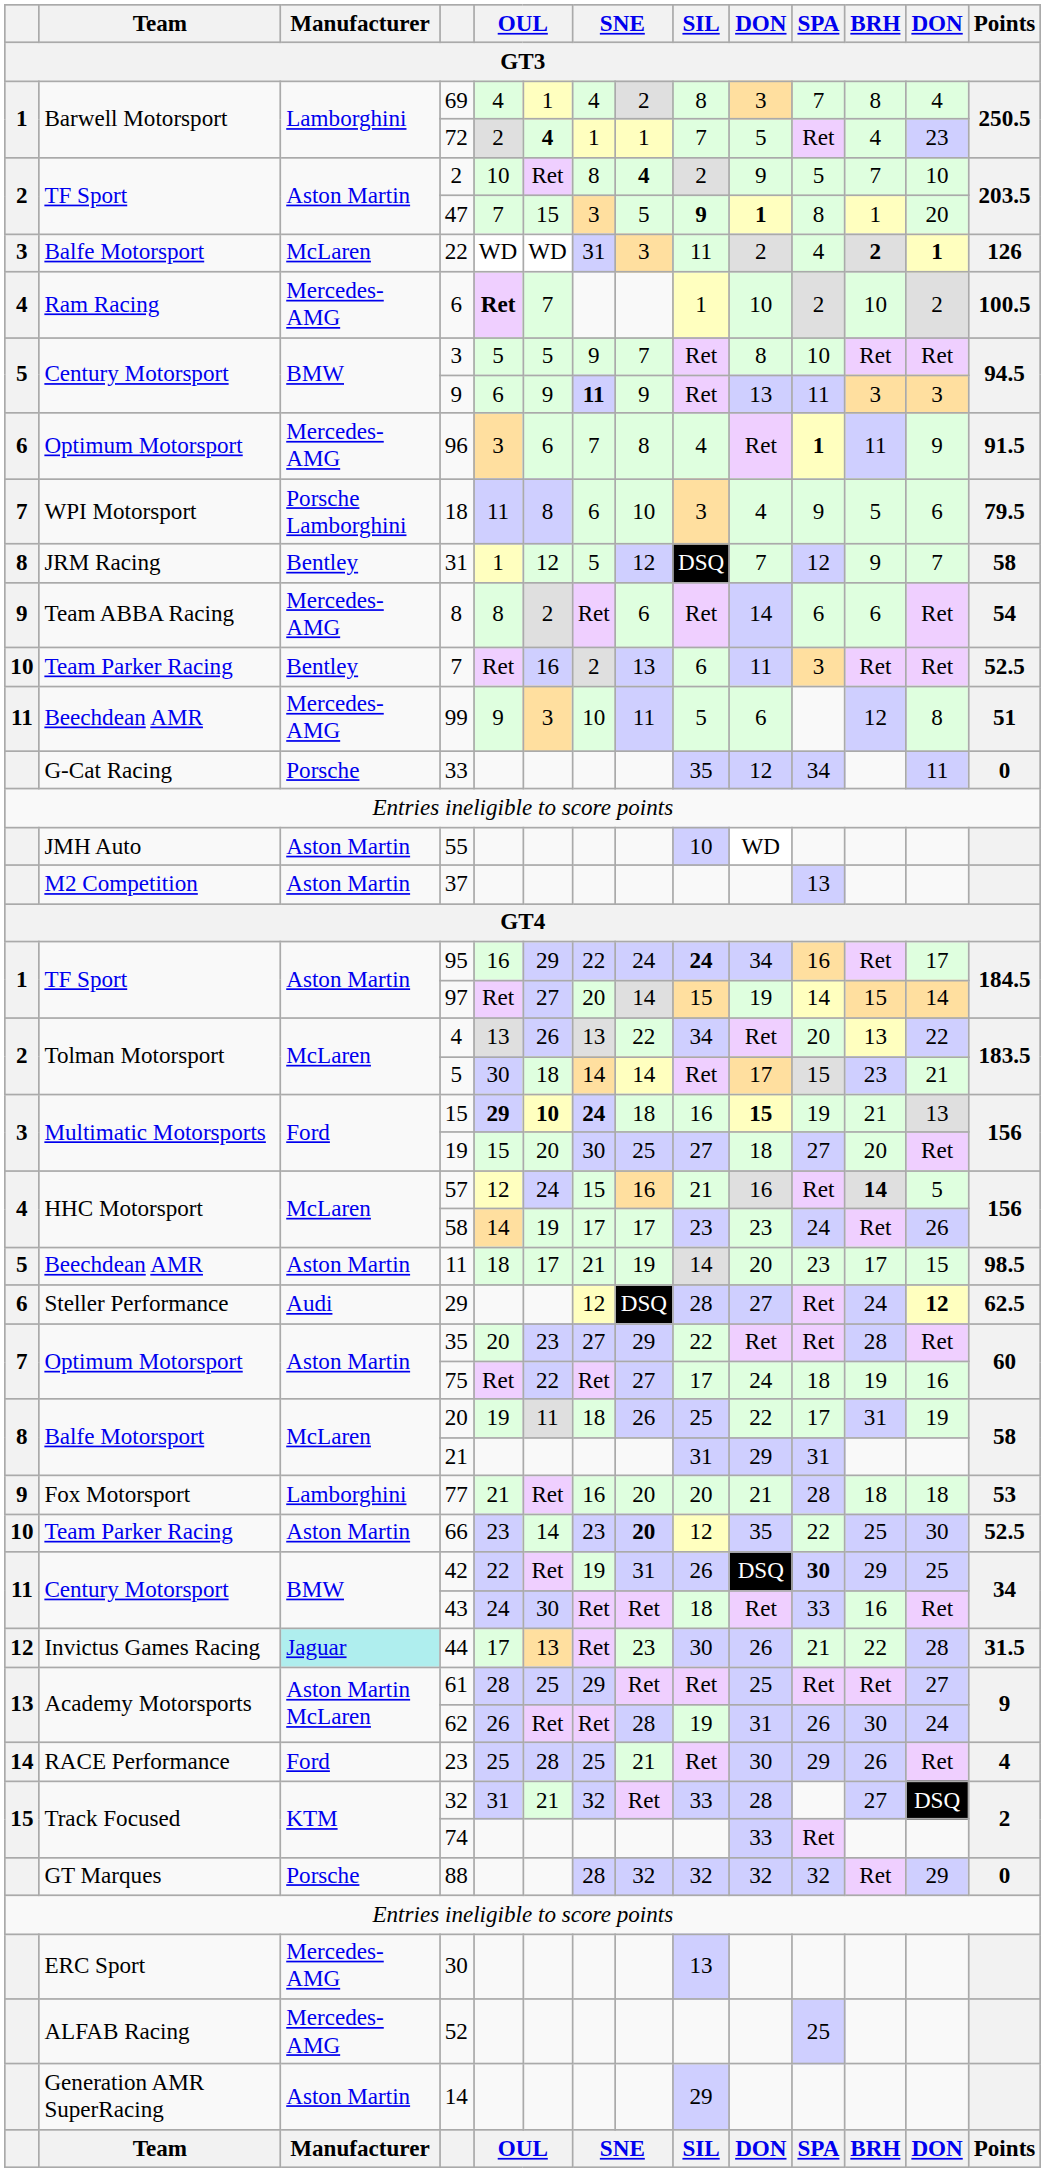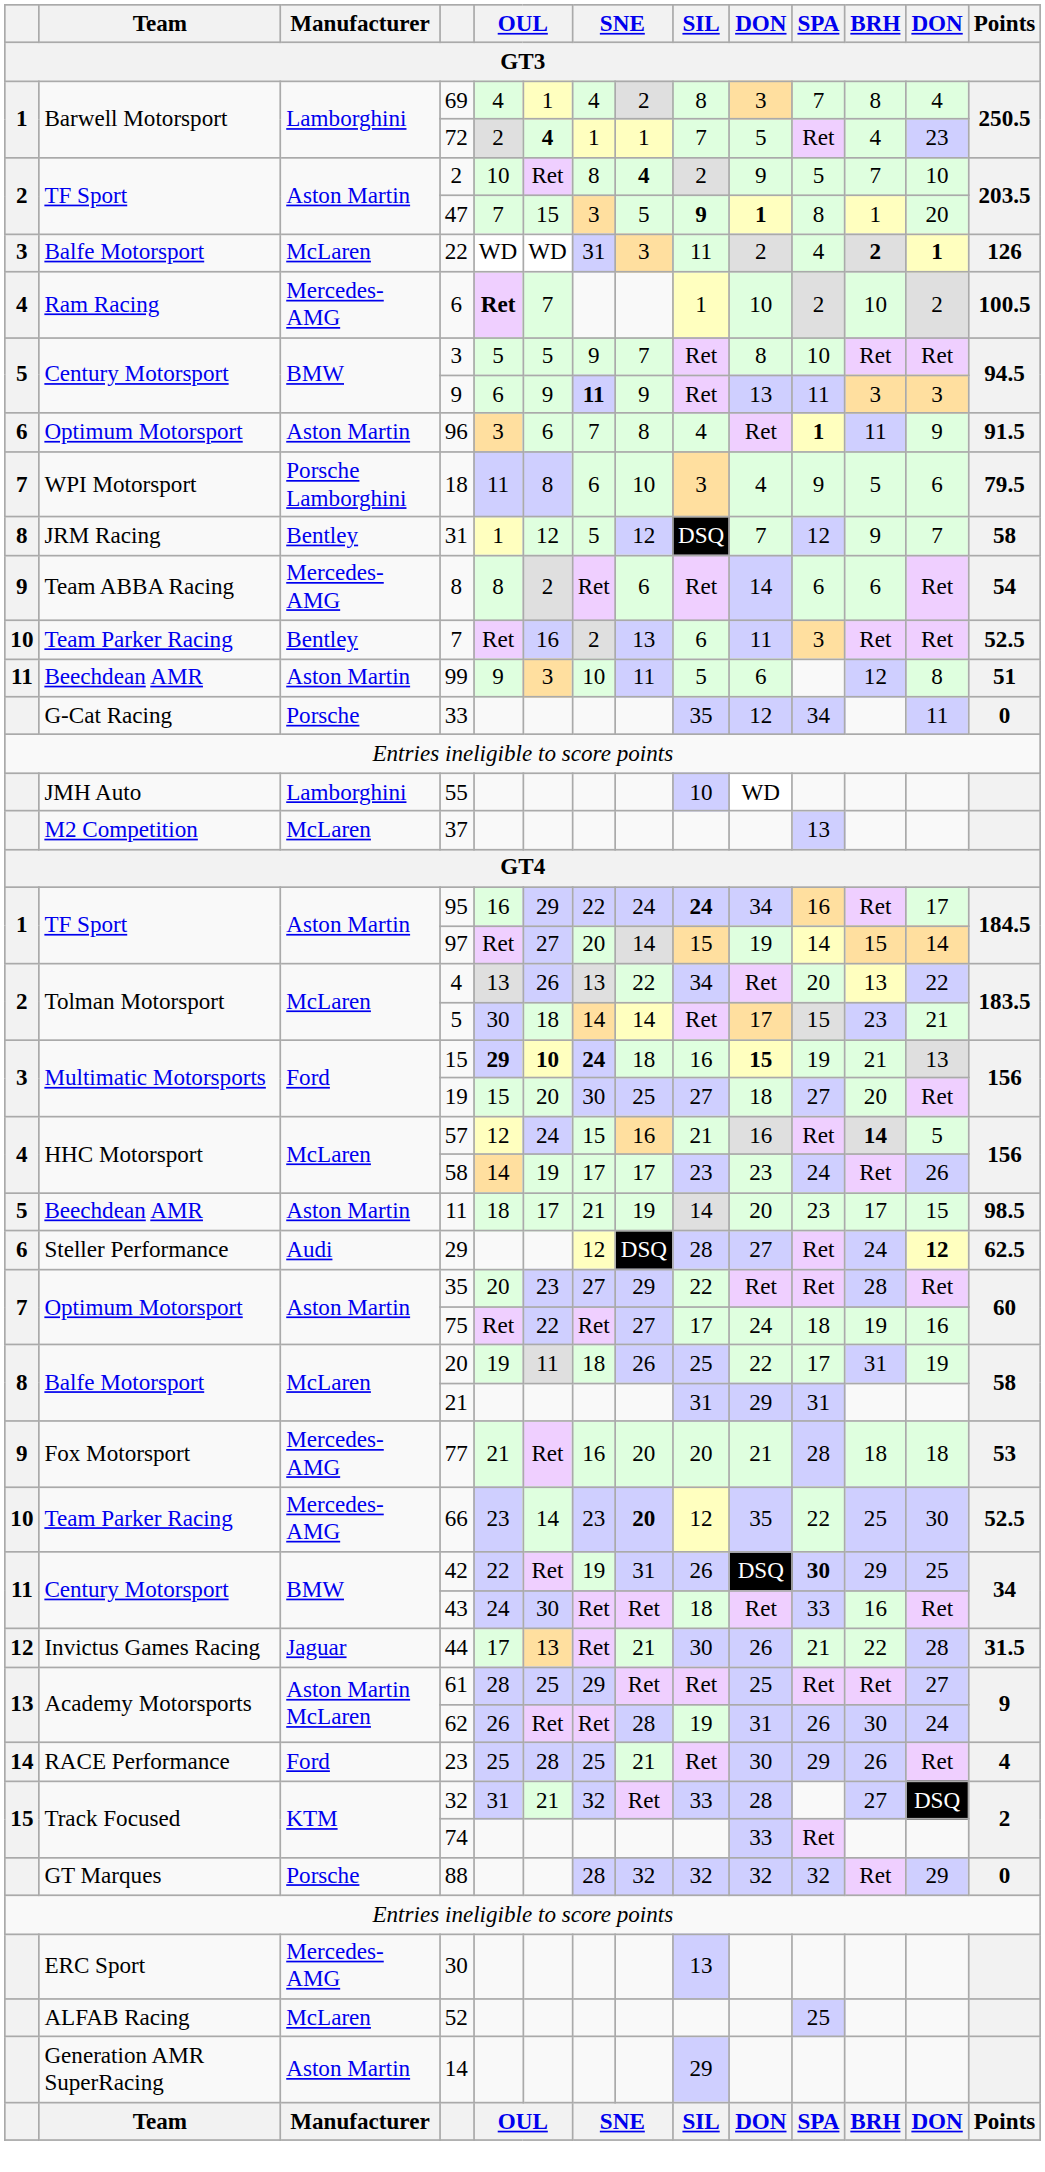(335, 445) Mercedes-AMG -> (348, 431) Aston Martin
(335, 717) Mercedes-AMG -> (348, 676) Aston Martin
(348, 845) Aston Martin -> (346, 791) Lamborghini
(348, 883) Aston Martin -> (329, 829) McLaren
(346, 1494) Lamborghini -> (335, 1453) Mercedes-AMG
(348, 1532) Aston Martin -> (335, 1518) Mercedes-AMG
(316, 1646) paleturquoise background -> (316, 1646) no background
(644, 1646) 23 -> (644, 1646) 21
(335, 2030) Mercedes-AMG -> (329, 2017) McLaren
